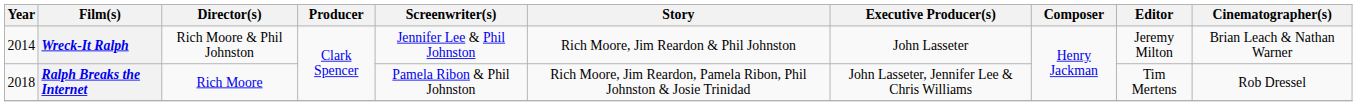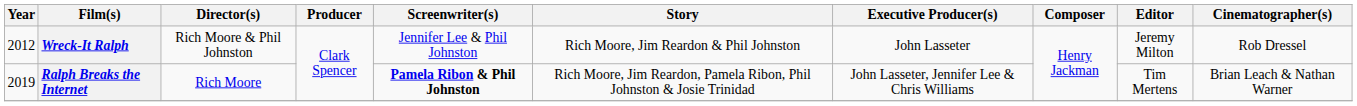(21, 44) 2014 -> (21, 44) 2012
(1272, 44) Brian Leach & Nathan Warner -> (1272, 44) Rob Dressel
(21, 82) 2018 -> (21, 82) 2019
(451, 82) normal -> (453, 82) bold
(1272, 82) Rob Dressel -> (1272, 82) Brian Leach & Nathan Warner
